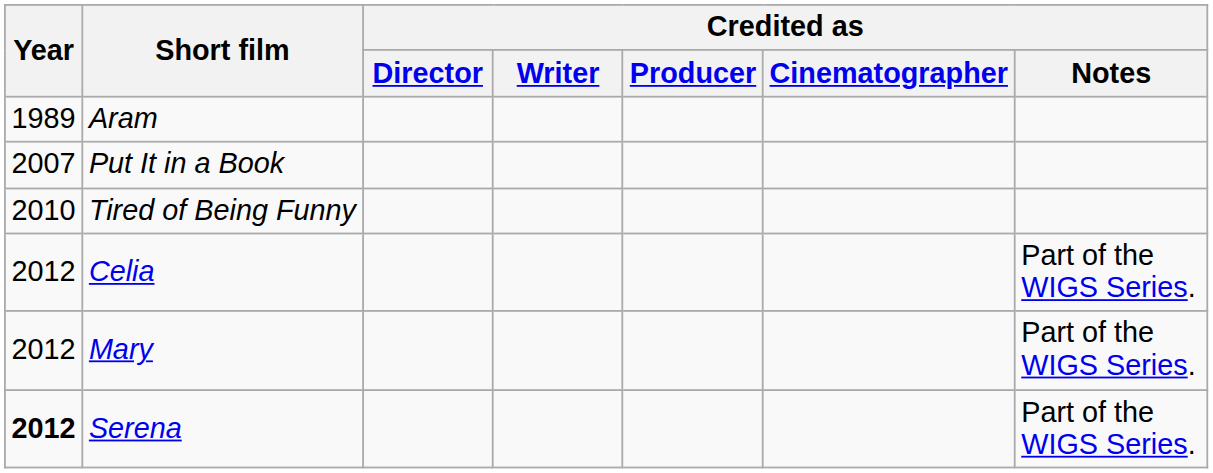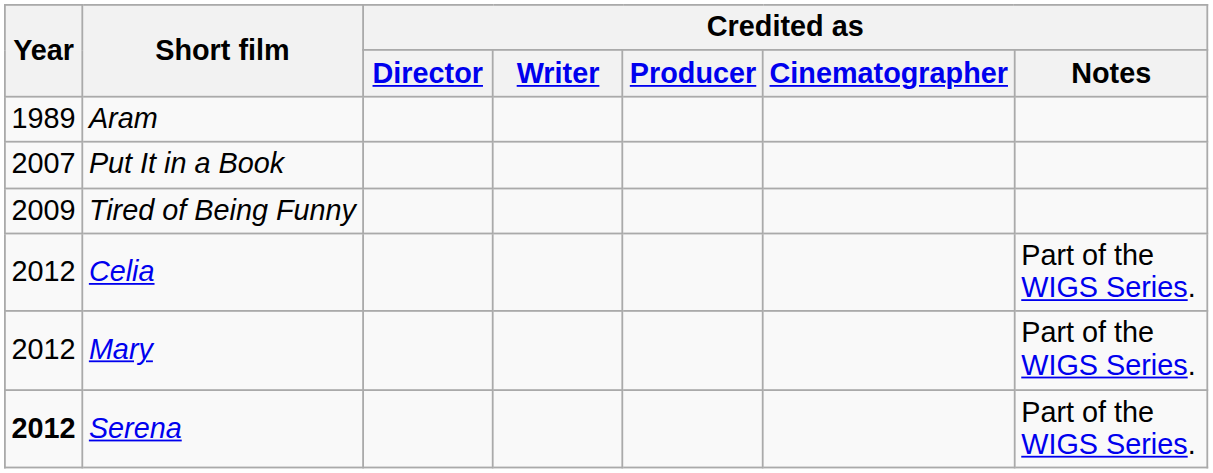(44, 210) 2010 -> (44, 210) 2009
